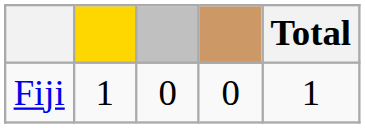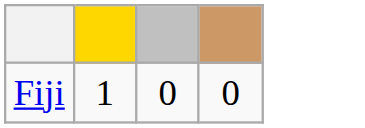- column: (311, 33)
